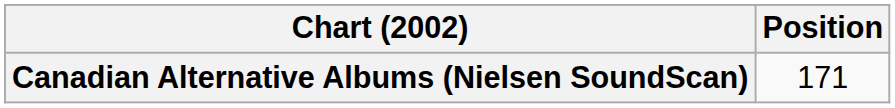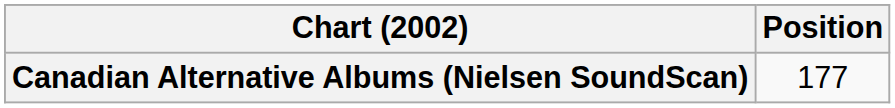(823, 77) 171 -> (823, 77) 177
